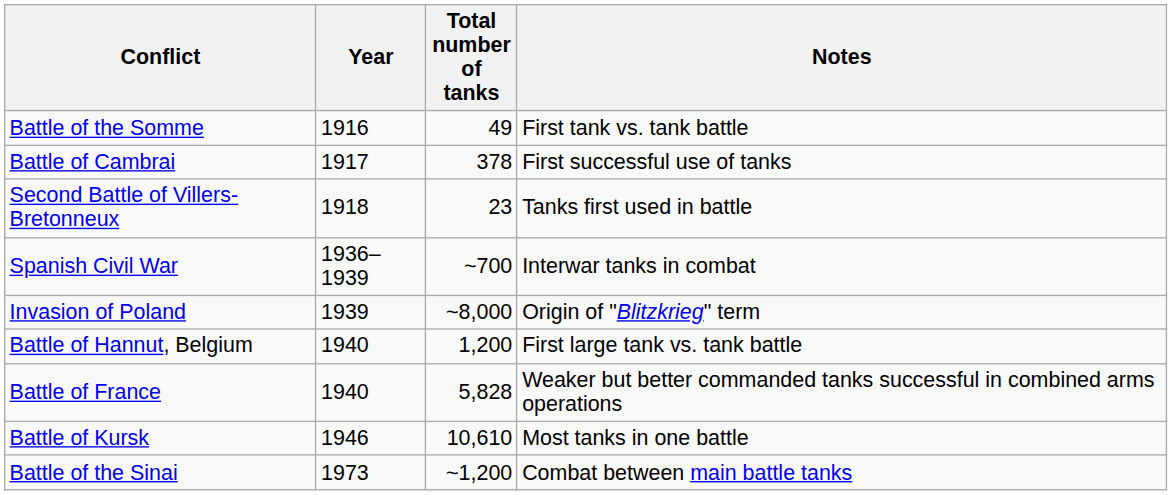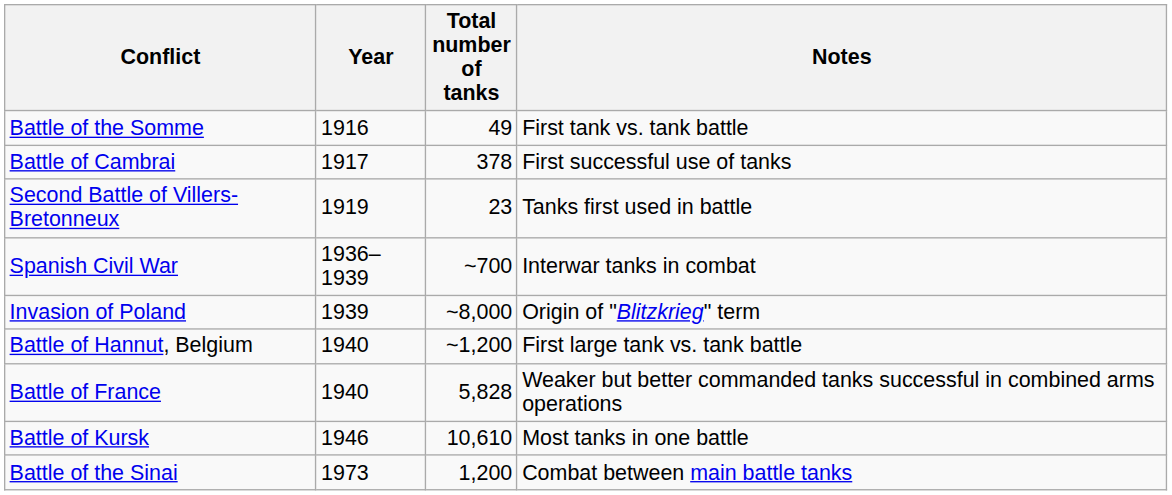(345, 207) 1918 -> (345, 207) 1919
(485, 346) 1,200 -> (479, 346) ~1,200
(479, 472) ~1,200 -> (485, 472) 1,200
